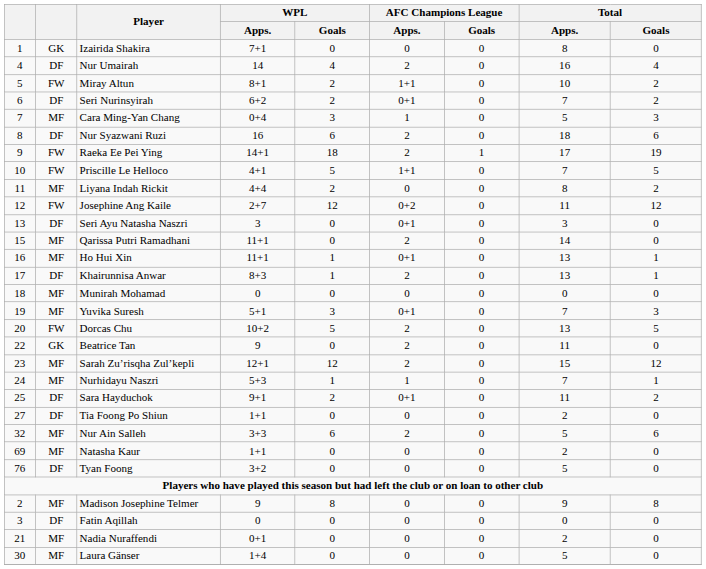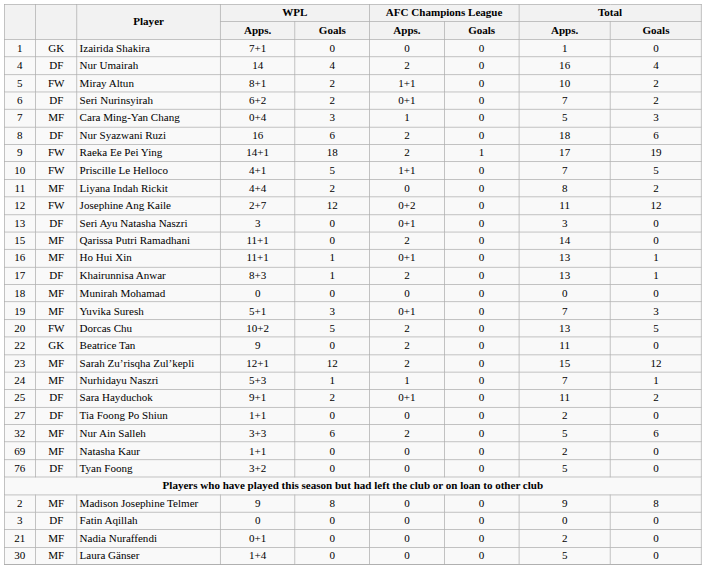(565, 48) 8 -> (565, 48) 1
